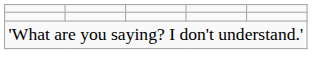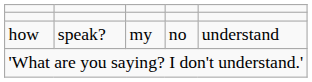+ row: (24, 34)
